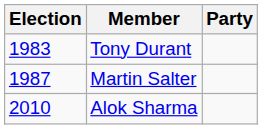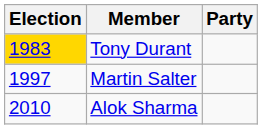(30, 49) no background -> (30, 49) gold background
(30, 78) 1987 -> (30, 78) 1997
